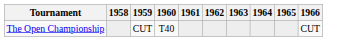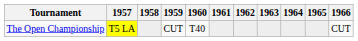+ column: (122, 12)
